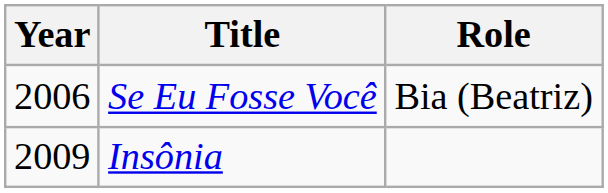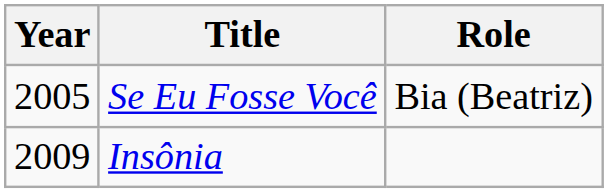(52, 95) 2006 -> (52, 95) 2005
